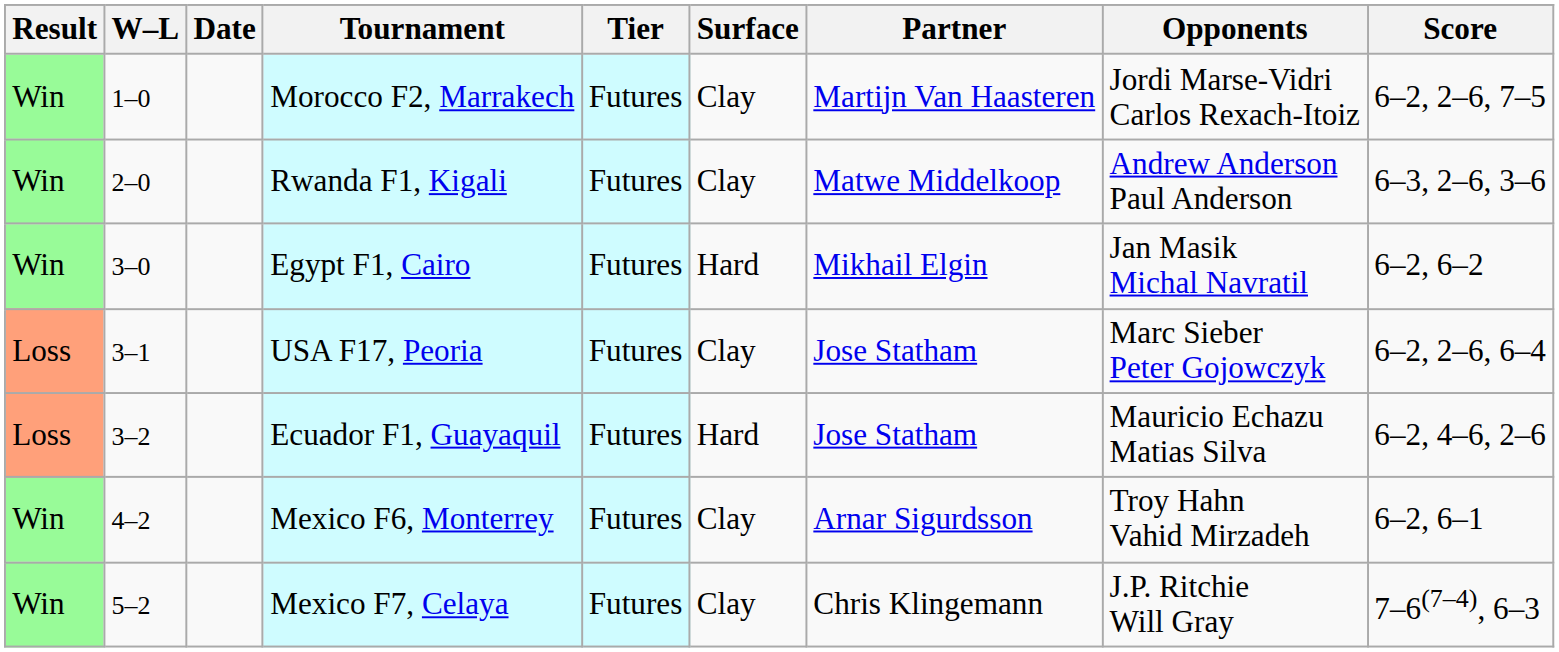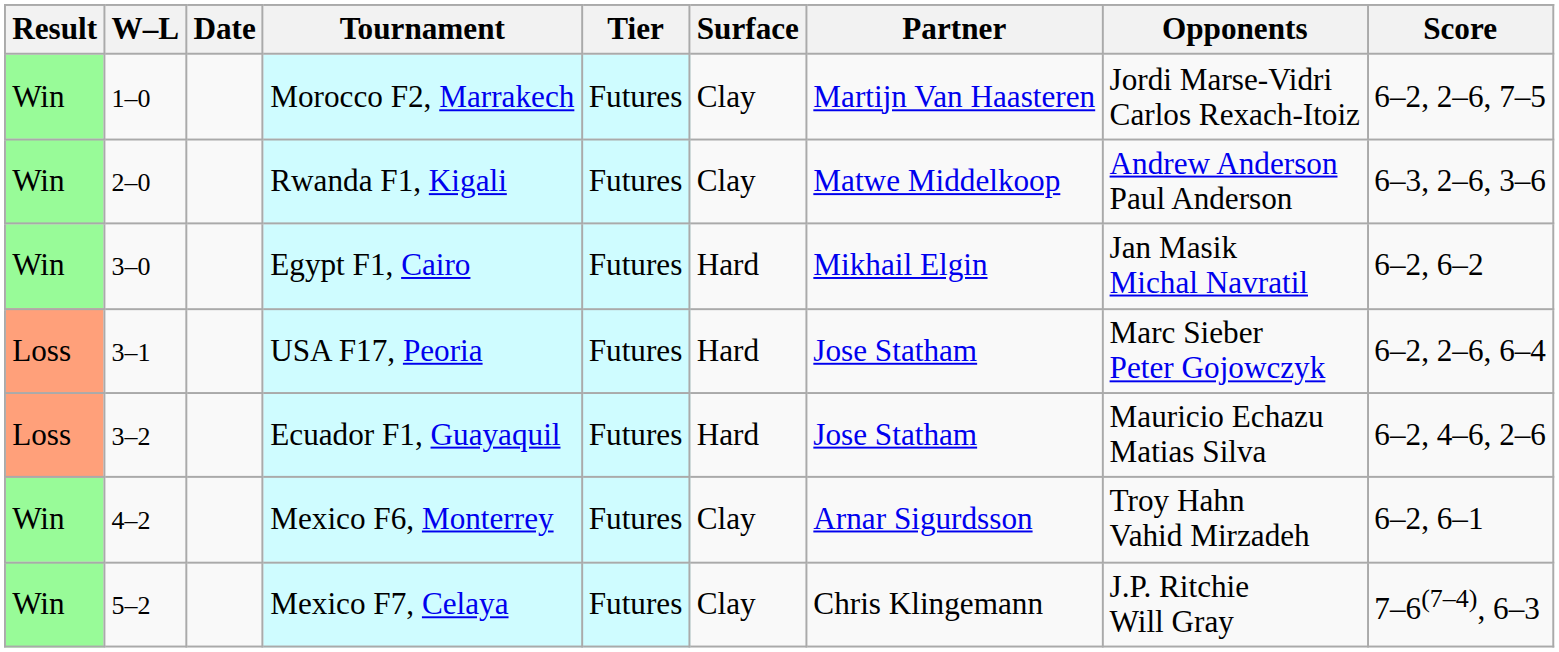(726, 350) Clay -> (728, 350) Hard
